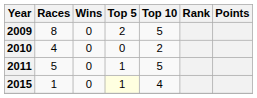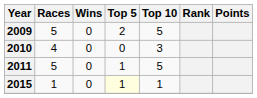(54, 31) 8 -> (54, 31) 5
(160, 49) 2 -> (160, 49) 3
(160, 85) 4 -> (160, 85) 1
